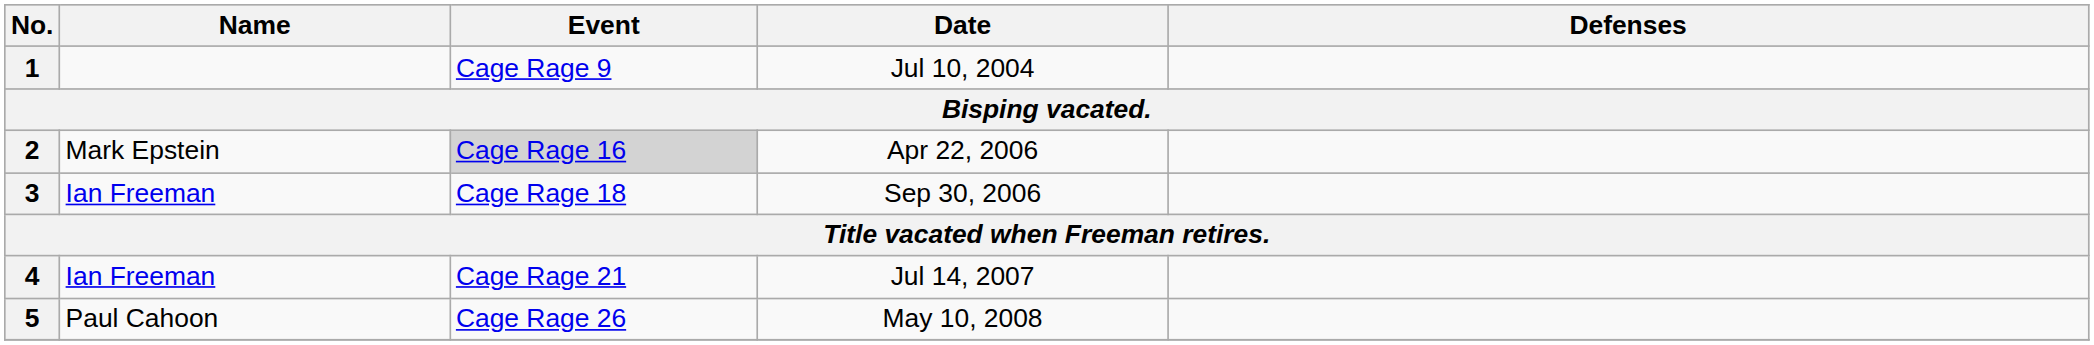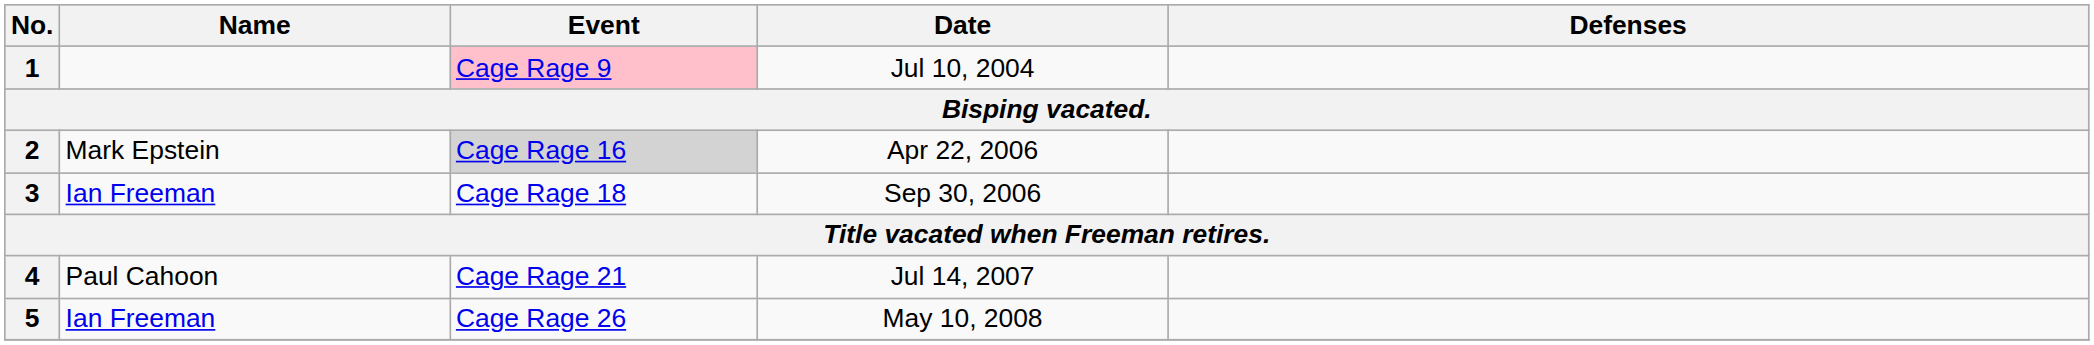(534, 67) no background -> (534, 67) pink background
(140, 276) Ian Freeman -> (142, 276) Paul Cahoon
(142, 318) Paul Cahoon -> (140, 318) Ian Freeman
